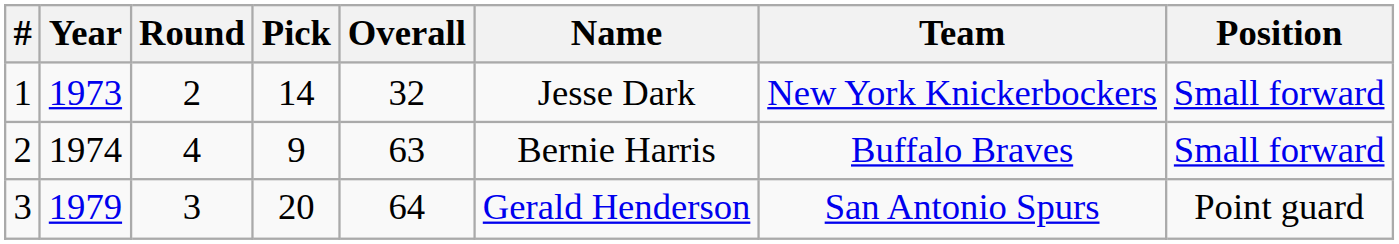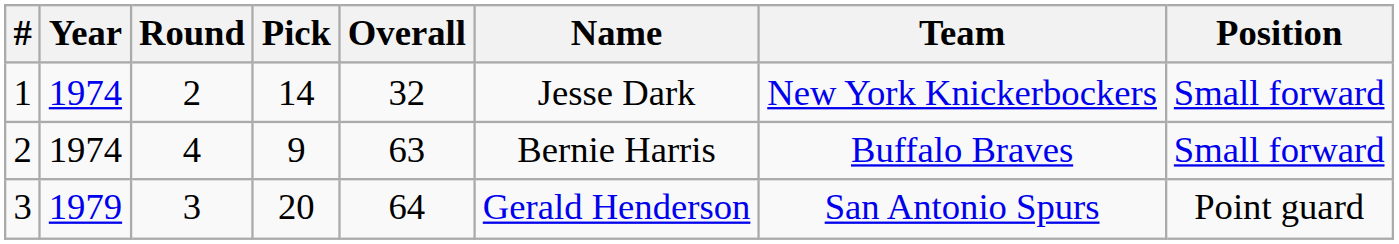(85, 91) 1973 -> (85, 91) 1974
